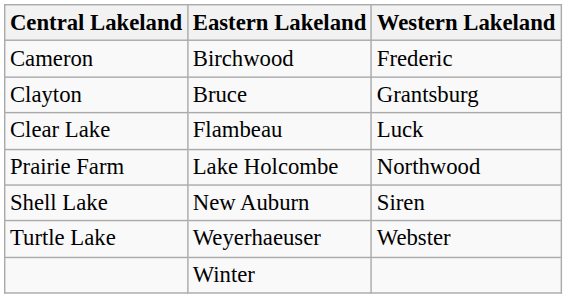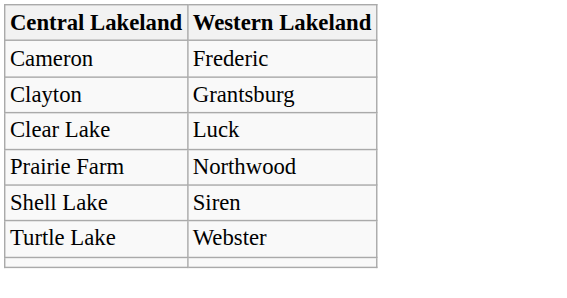- column: (280, 22)
